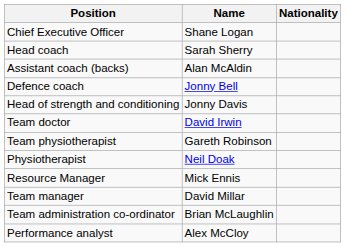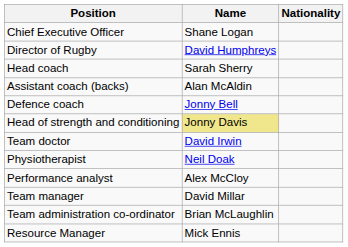+ row: (52, 50)
(216, 104) no background -> (216, 123) khaki background
- row: (61, 141)
rows swapped: (60, 232) <-> (56, 178)
